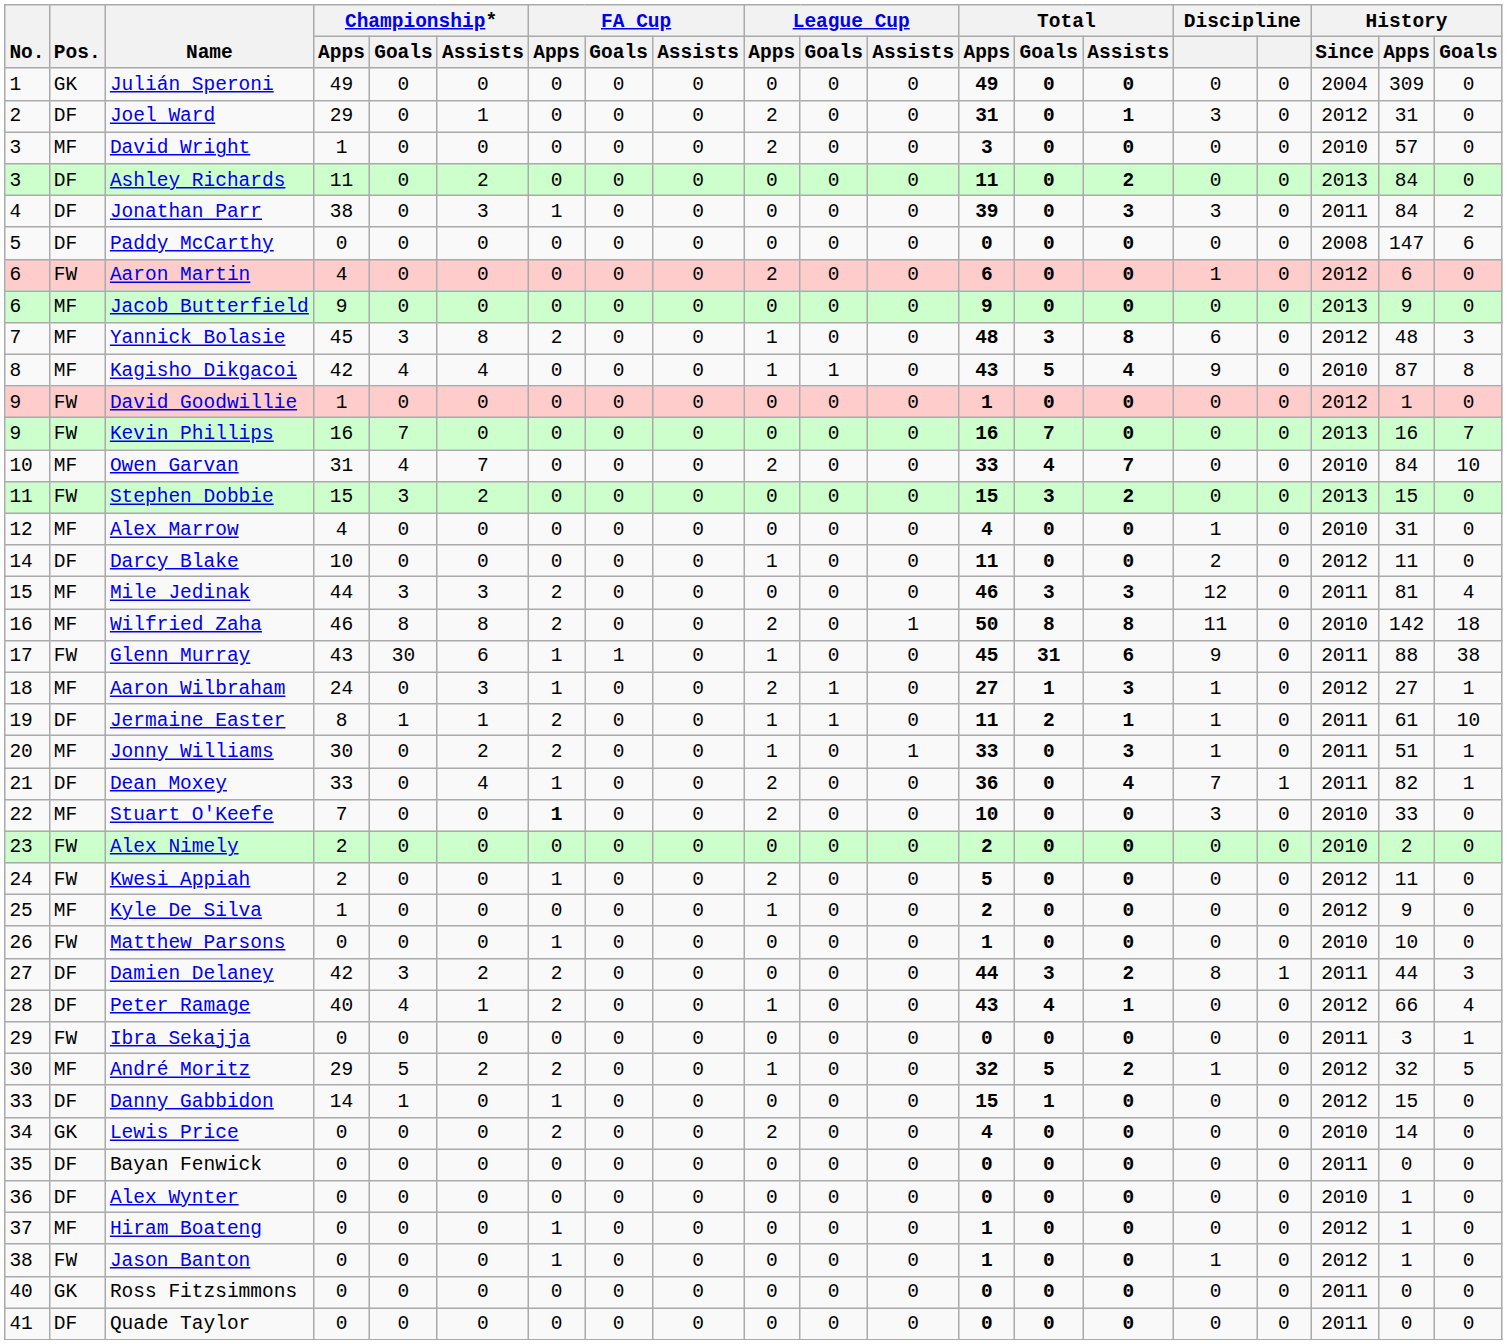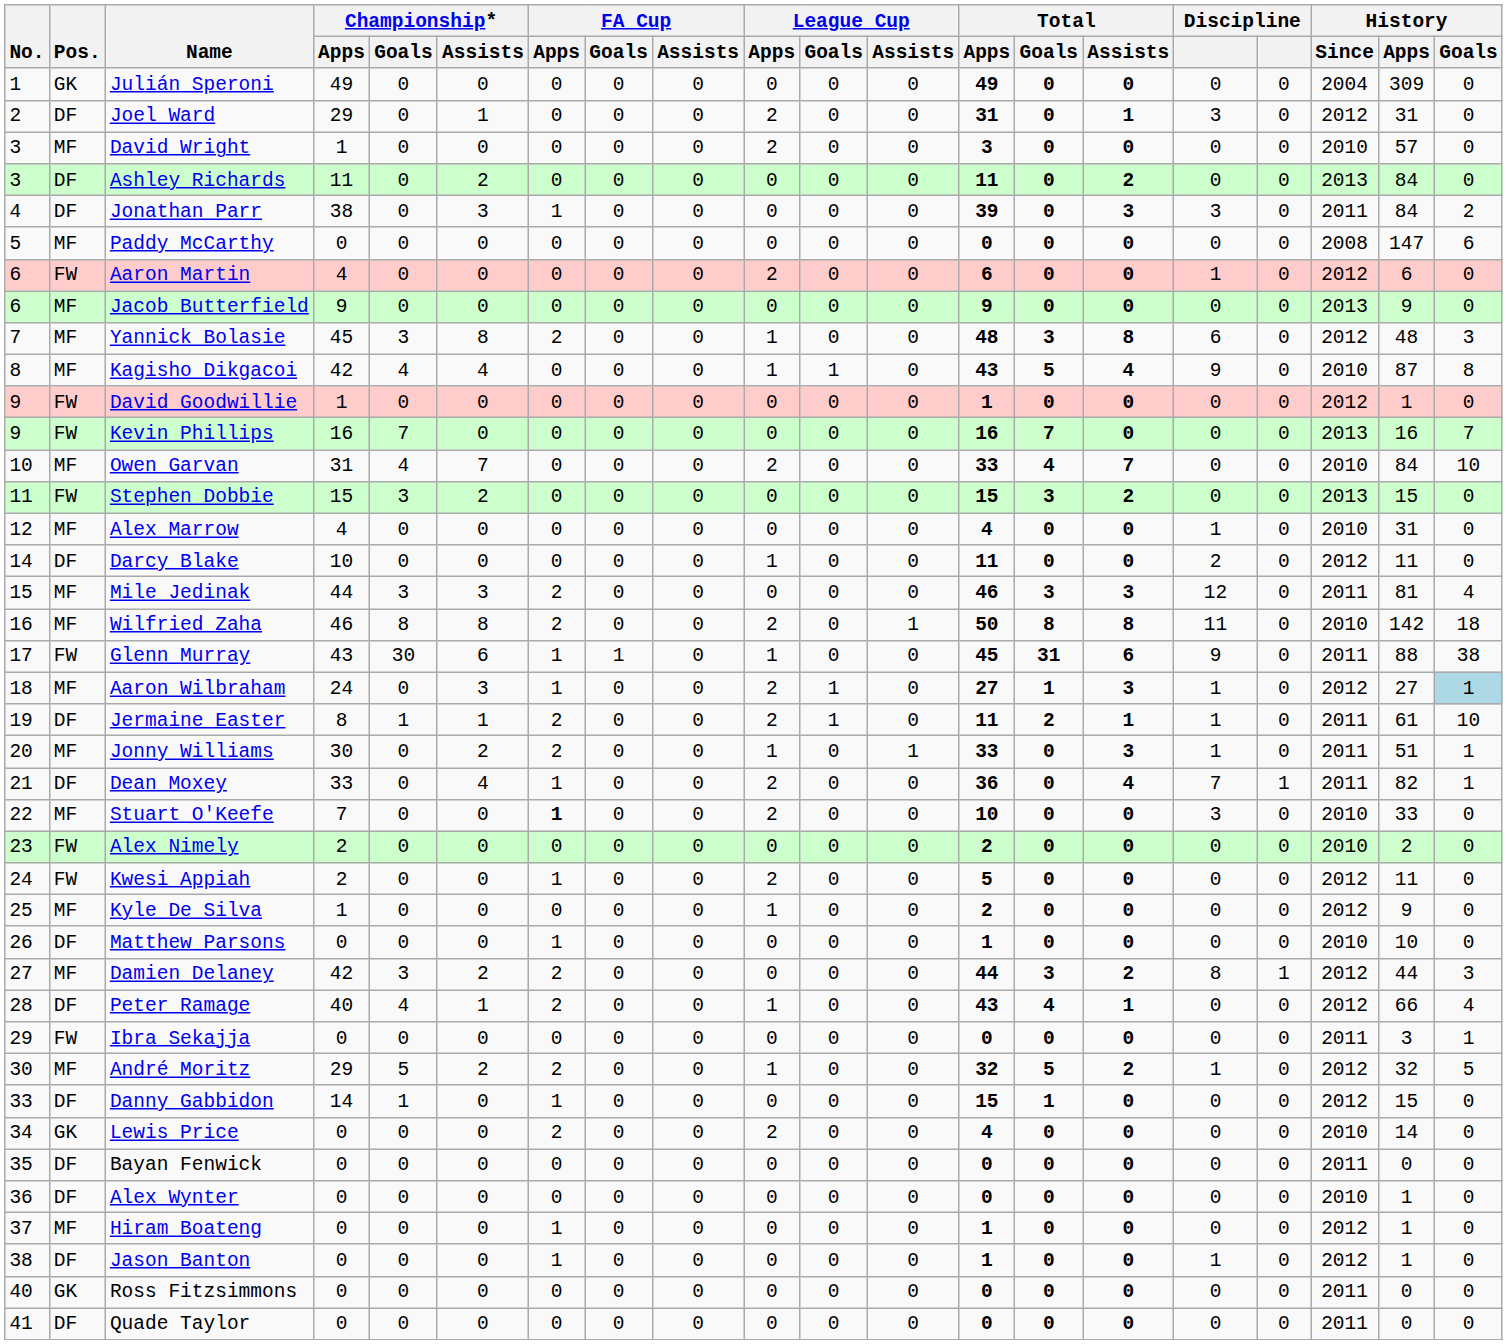(65, 243) DF -> (65, 243) MF
(1468, 688) no background -> (1468, 688) lightblue background
(772, 720) 1 -> (772, 720) 2
(65, 942) FW -> (65, 942) DF
(65, 974) DF -> (65, 974) MF
(1345, 974) 2011 -> (1345, 974) 2012
(65, 1260) FW -> (65, 1260) DF
